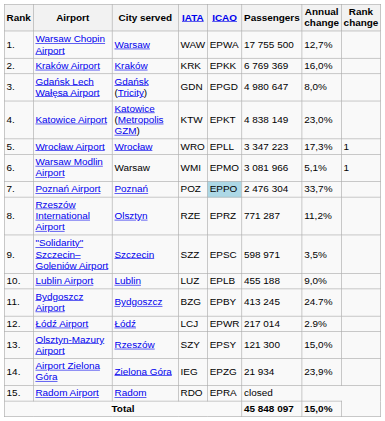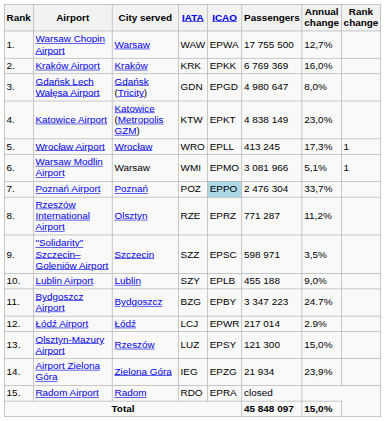(266, 146) 3 347 223 -> (262, 146) 413 245
(190, 281) LUZ -> (190, 281) SZY
(262, 302) 413 245 -> (266, 302) 3 347 223
(190, 345) SZY -> (190, 345) LUZ
